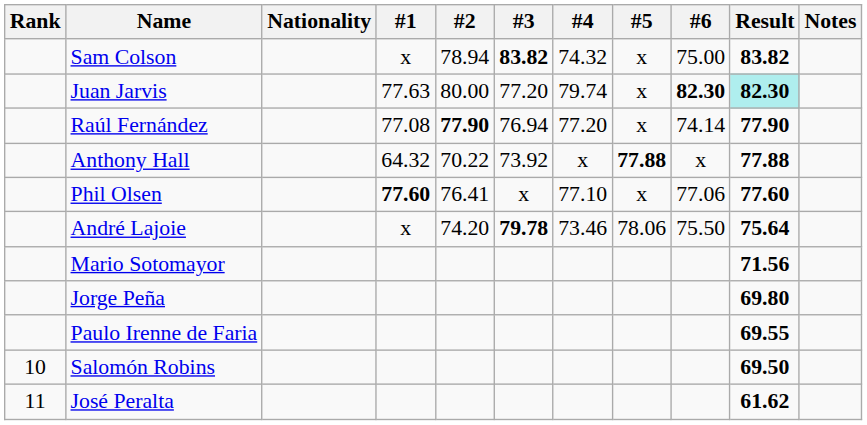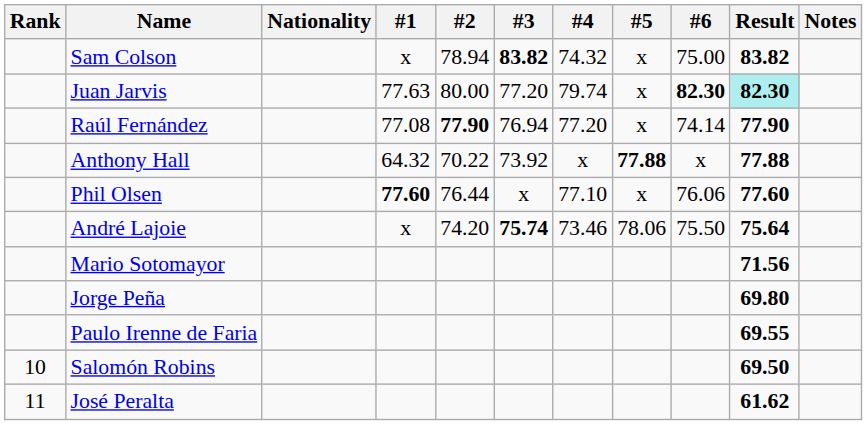(465, 194) 76.41 -> (465, 194) 76.44
(701, 194) 77.06 -> (701, 194) 76.06
(524, 228) 79.78 -> (524, 228) 75.74
